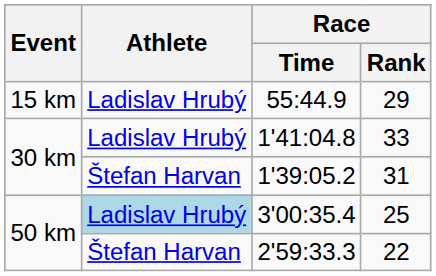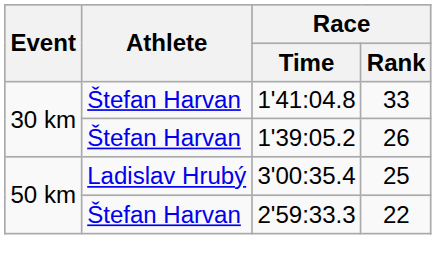- row: (307, 100)
(167, 138) Ladislav Hrubý -> (164, 100) Štefan Harvan
(396, 176) 31 -> (396, 138) 26
(167, 214) lightblue background -> (167, 176) no background
